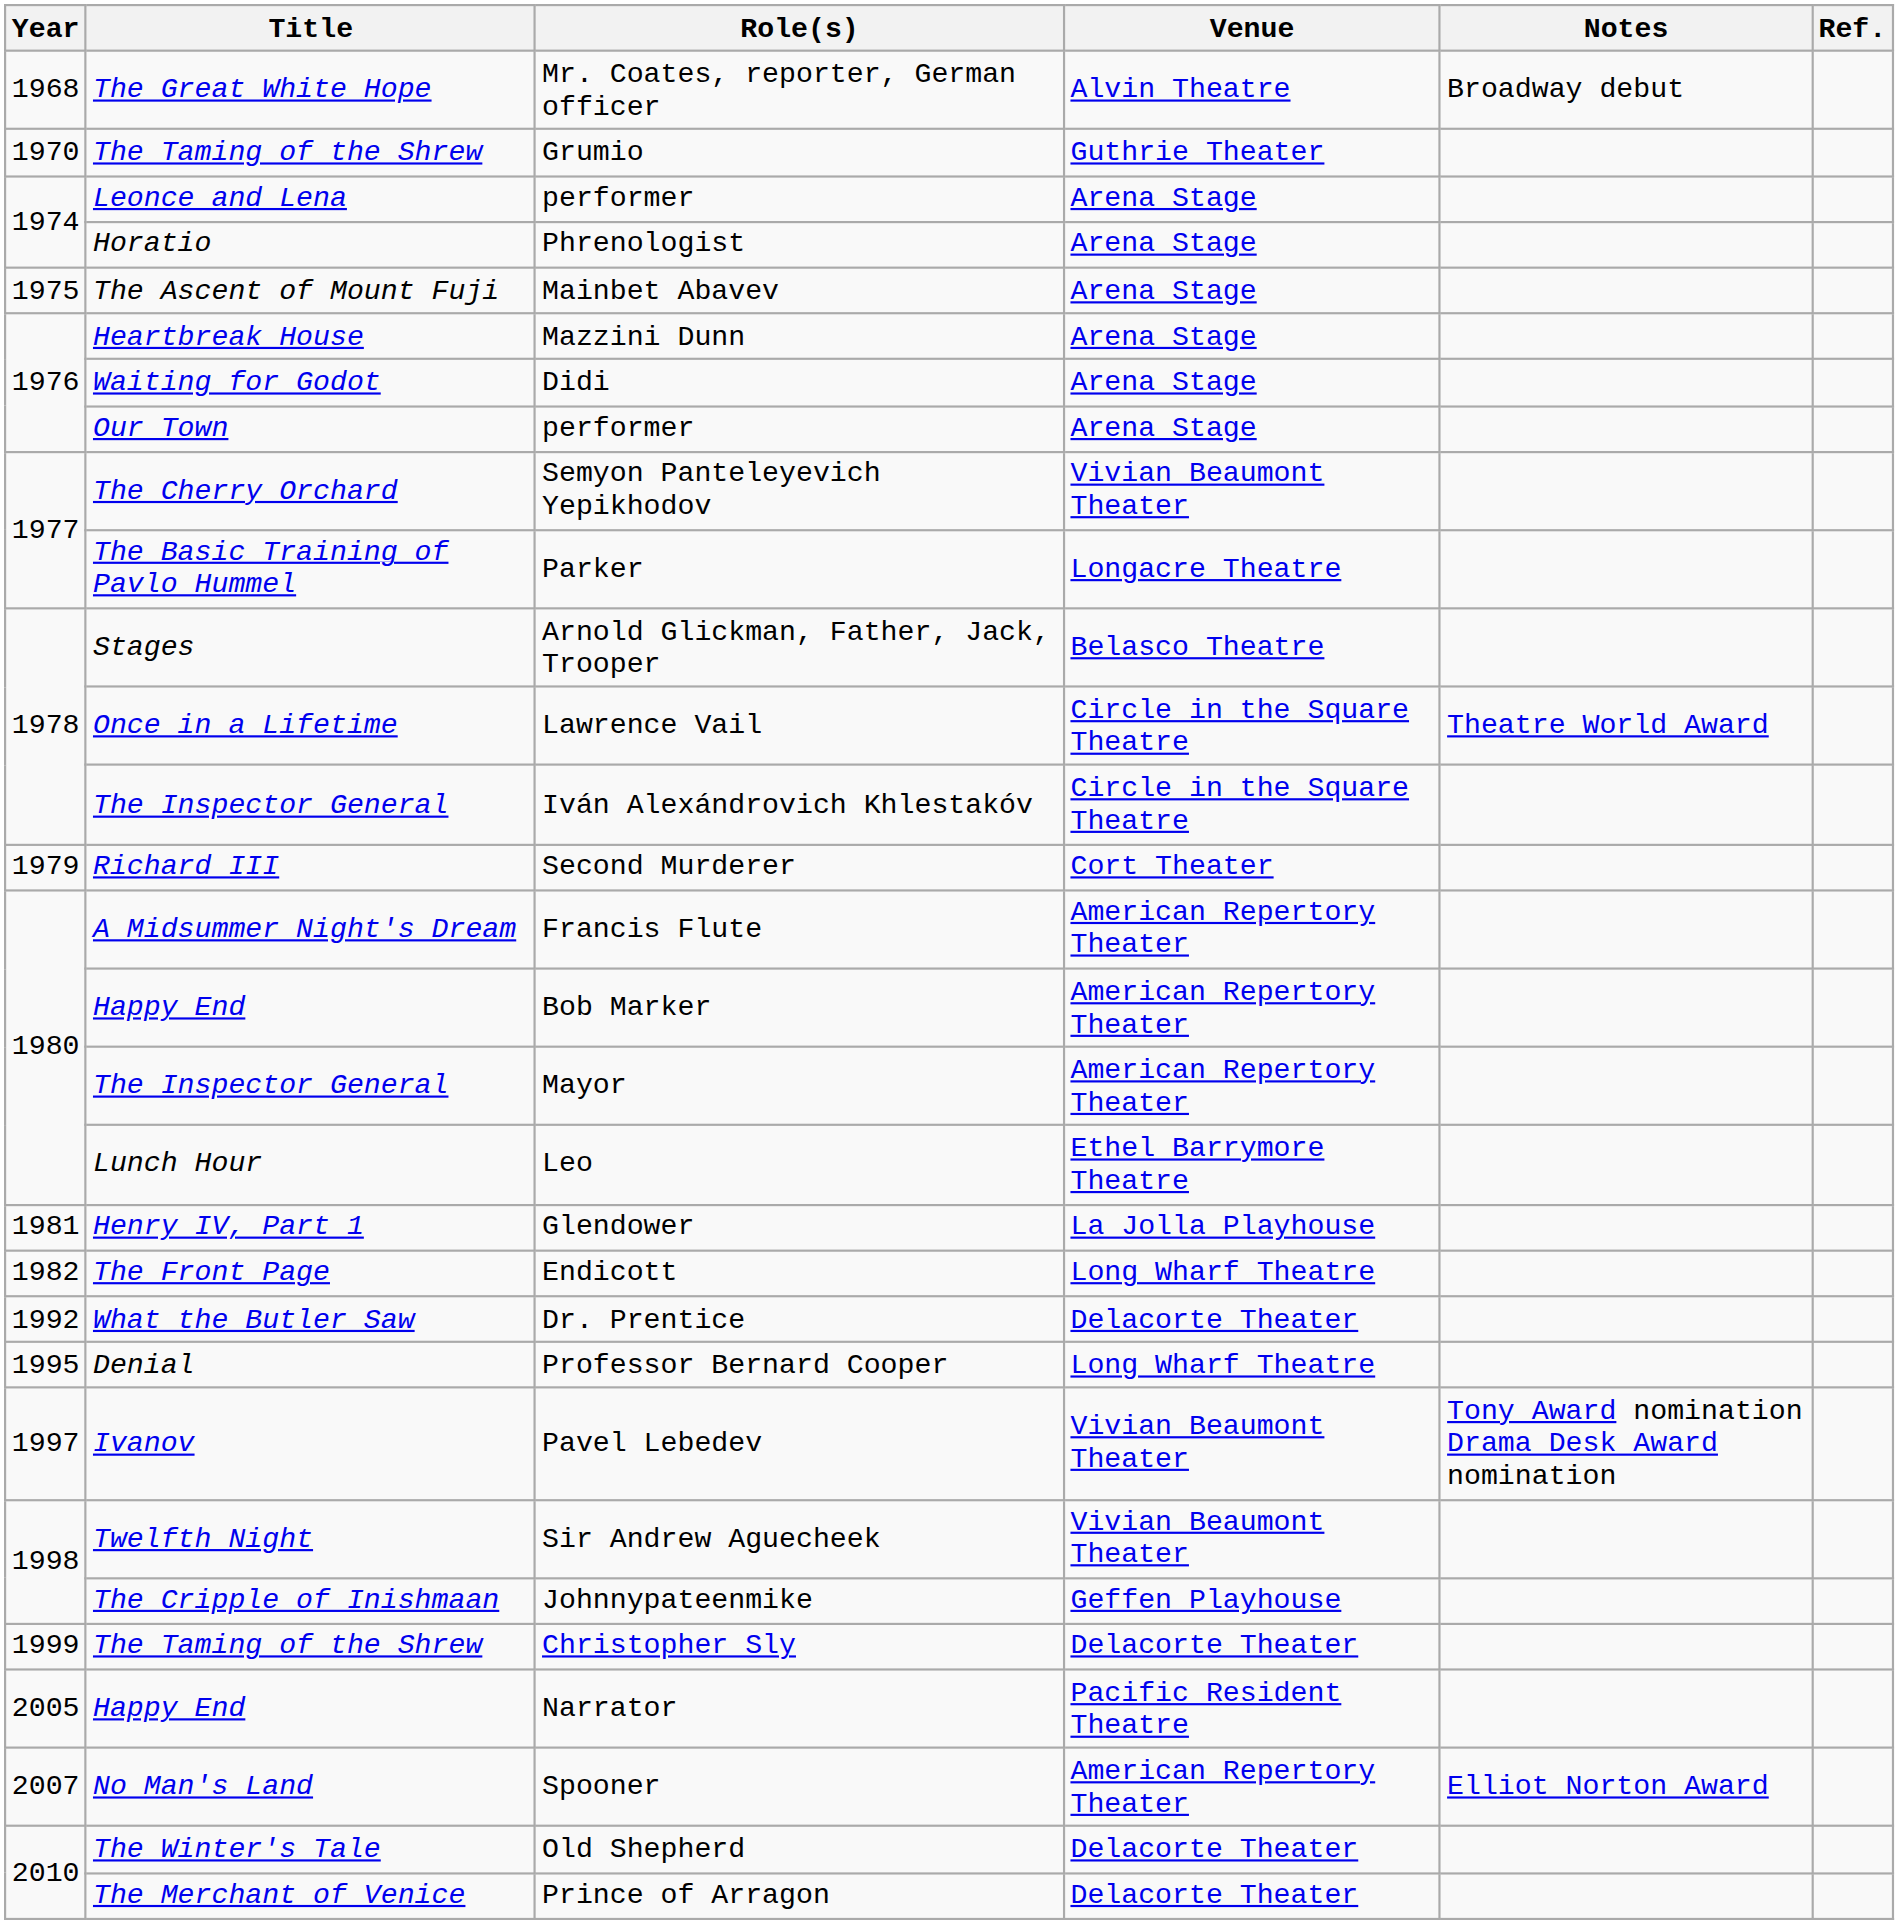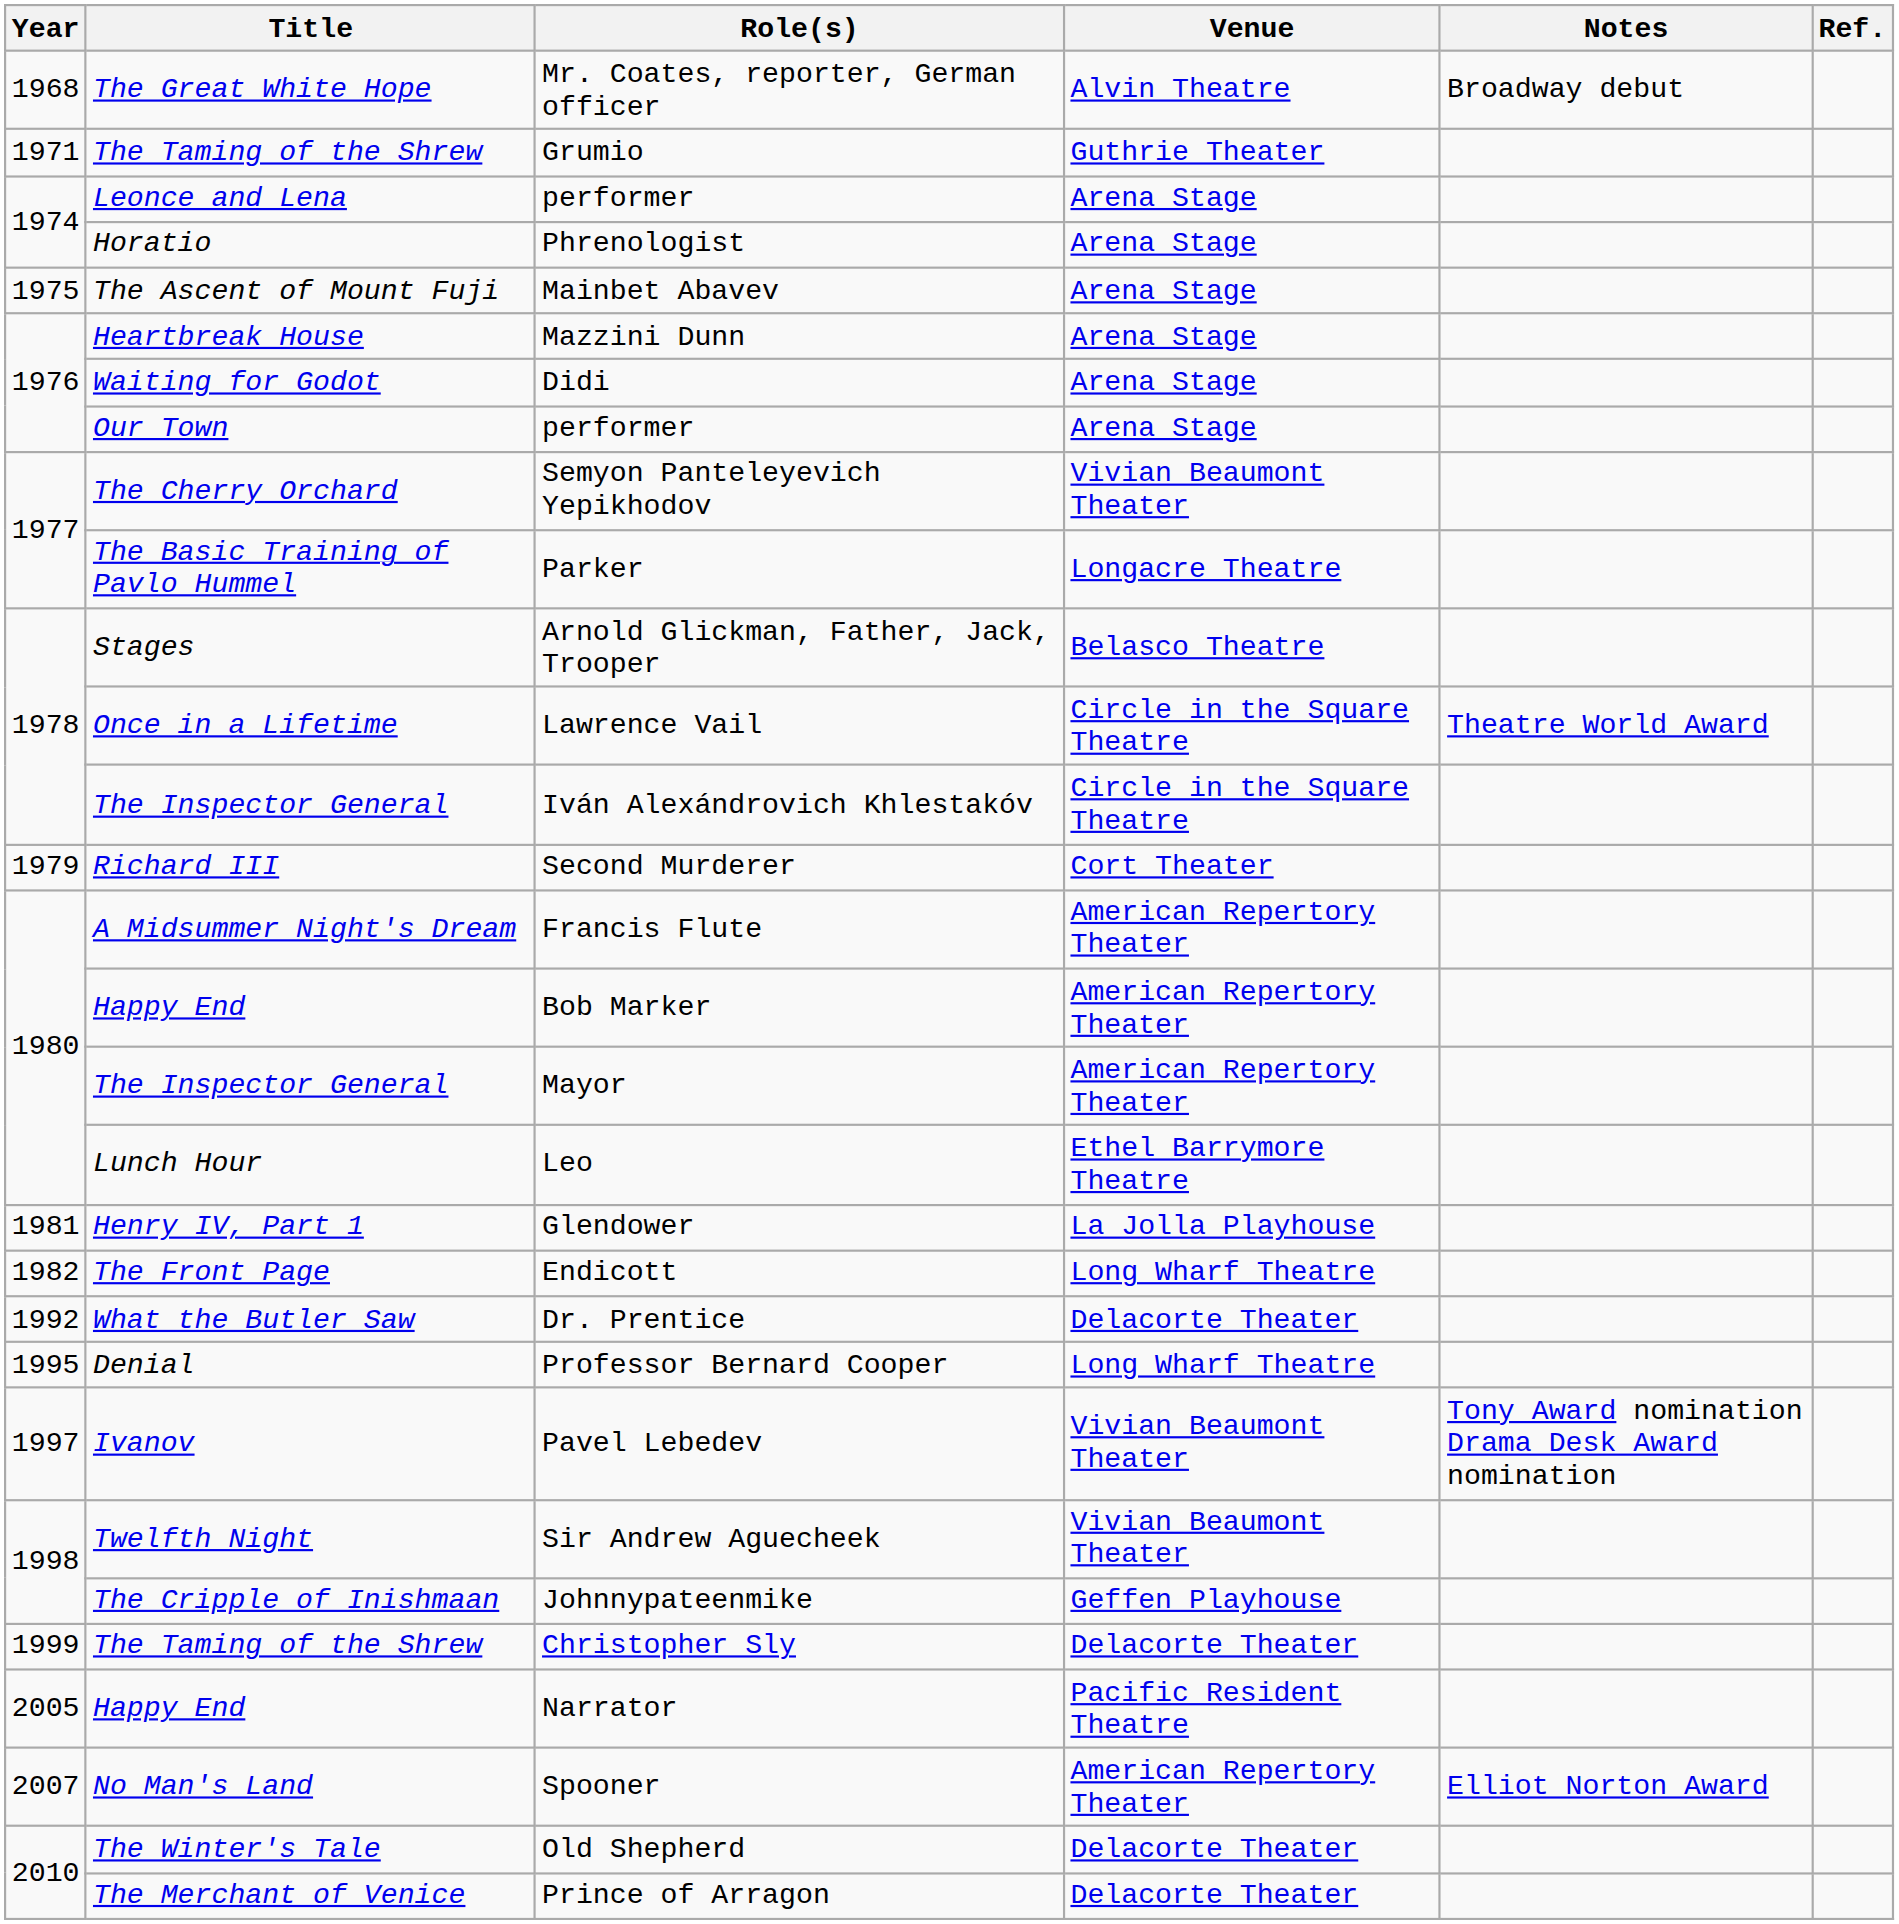(46, 153) 1970 -> (46, 153) 1971
